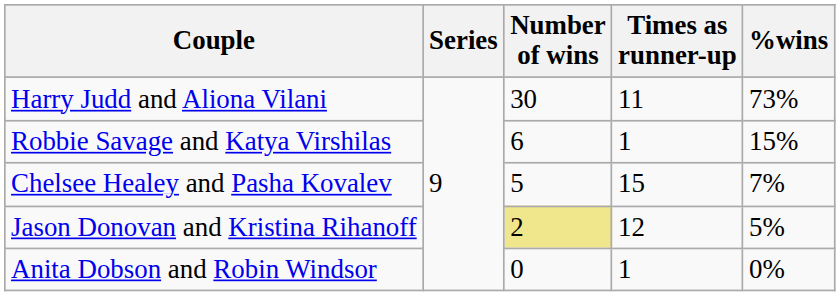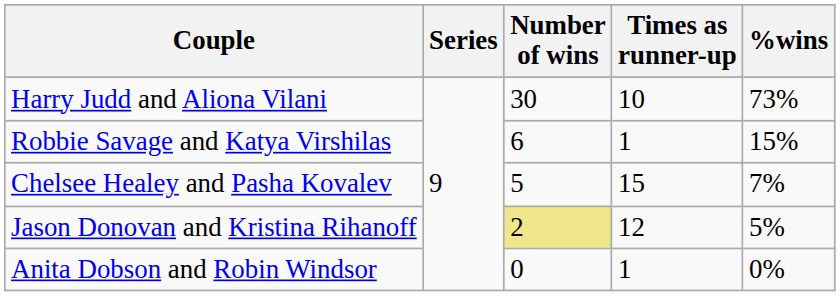(631, 98) 11 -> (632, 98) 10
